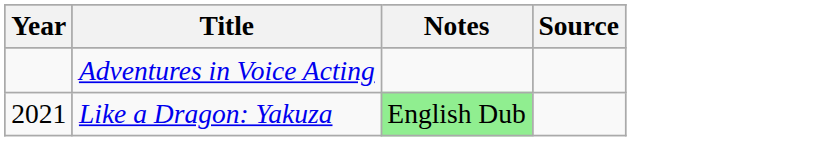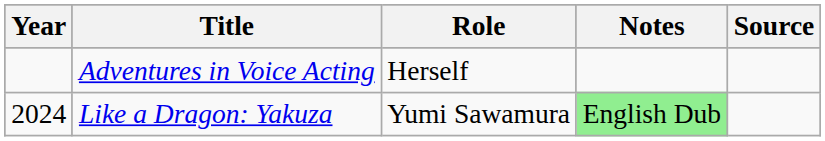+ column: (479, 26)
(39, 113) 2021 -> (39, 113) 2024
